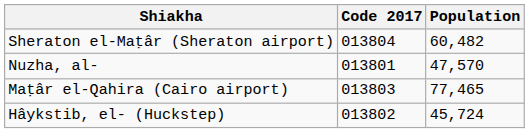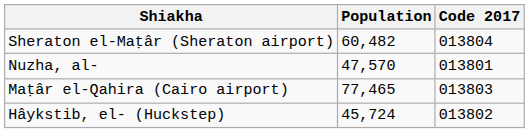columns swapped: (382, 17) <-> (475, 17)
